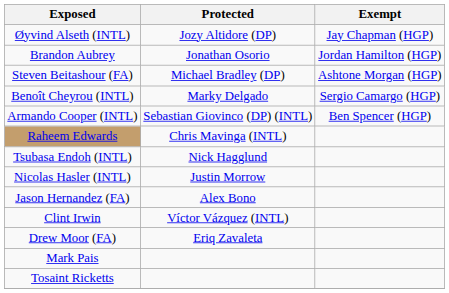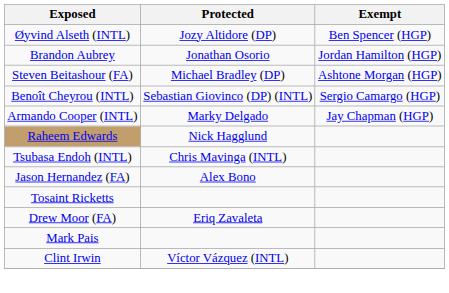(380, 34) Jay Chapman (HGP) -> (380, 34) Ben Spencer (HGP)
(228, 95) Marky Delgado -> (228, 95) Sebastian Giovinco (DP) (INTL)
(228, 116) Sebastian Giovinco (DP) (INTL) -> (228, 116) Marky Delgado
(380, 116) Ben Spencer (HGP) -> (380, 116) Jay Chapman (HGP)
(228, 136) Chris Mavinga (INTL) -> (228, 136) Nick Hagglund
(228, 156) Nick Hagglund -> (228, 156) Chris Mavinga (INTL)
- row: (72, 177)
rows swapped: (72, 217) <-> (72, 278)
